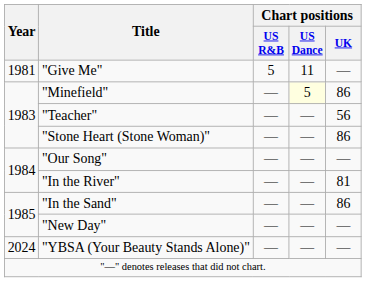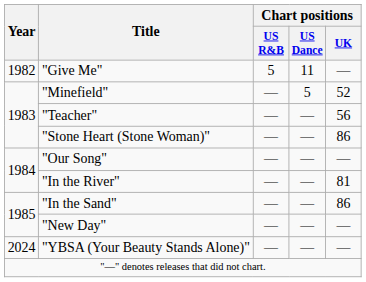(22, 70) 1981 -> (22, 70) 1982
(307, 93) lightyellow background -> (307, 93) no background
(343, 93) 86 -> (343, 93) 52
